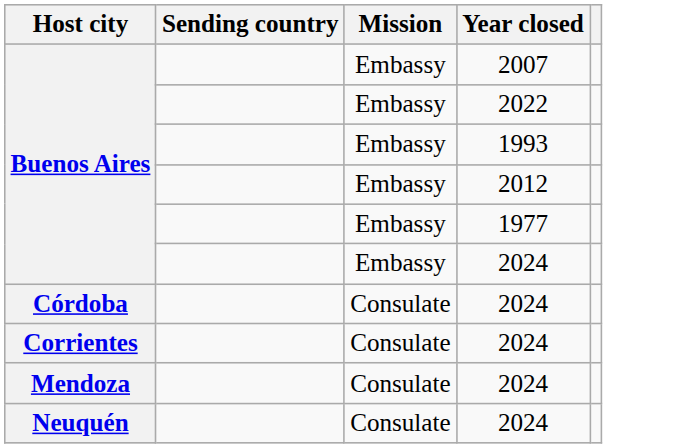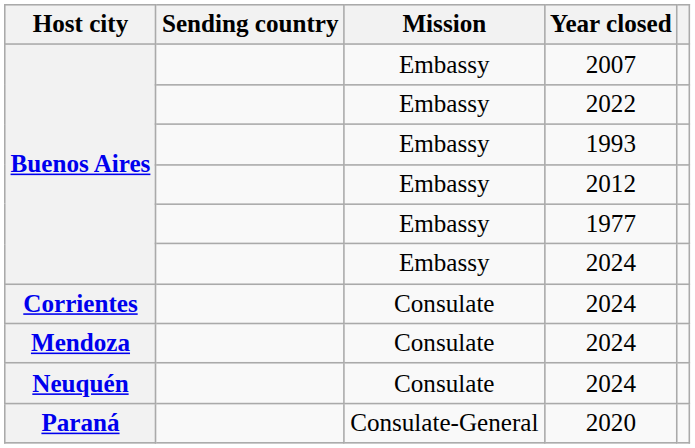- row: (80, 303)
+ row: (80, 422)
